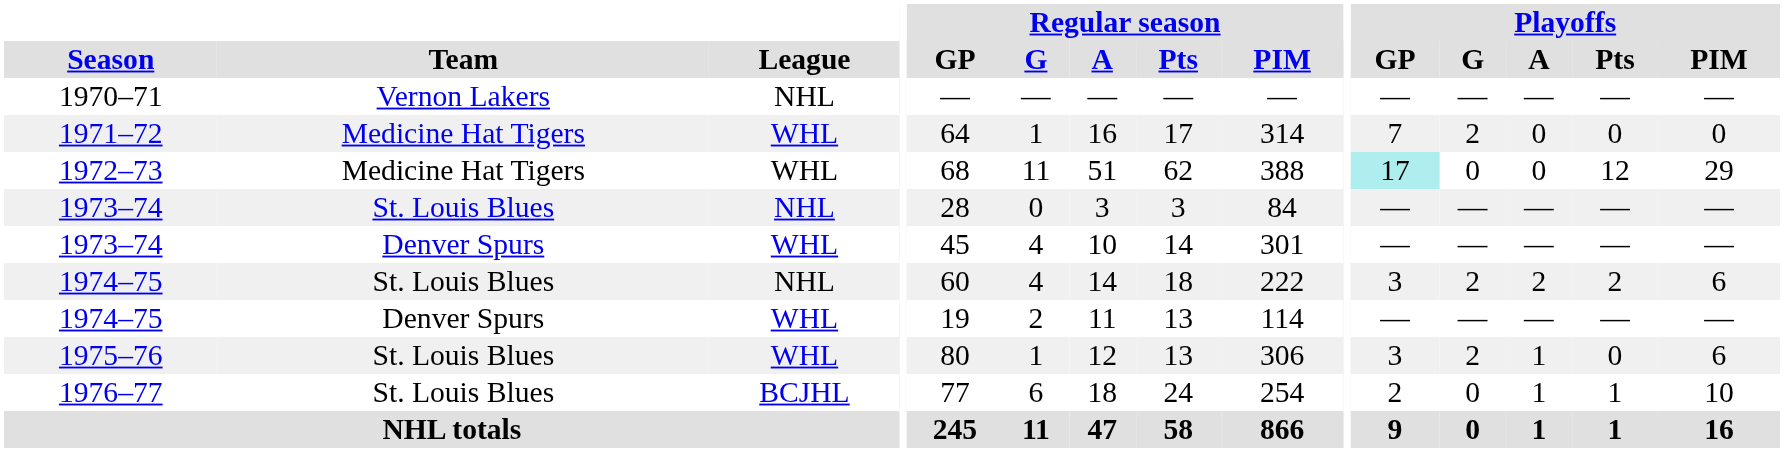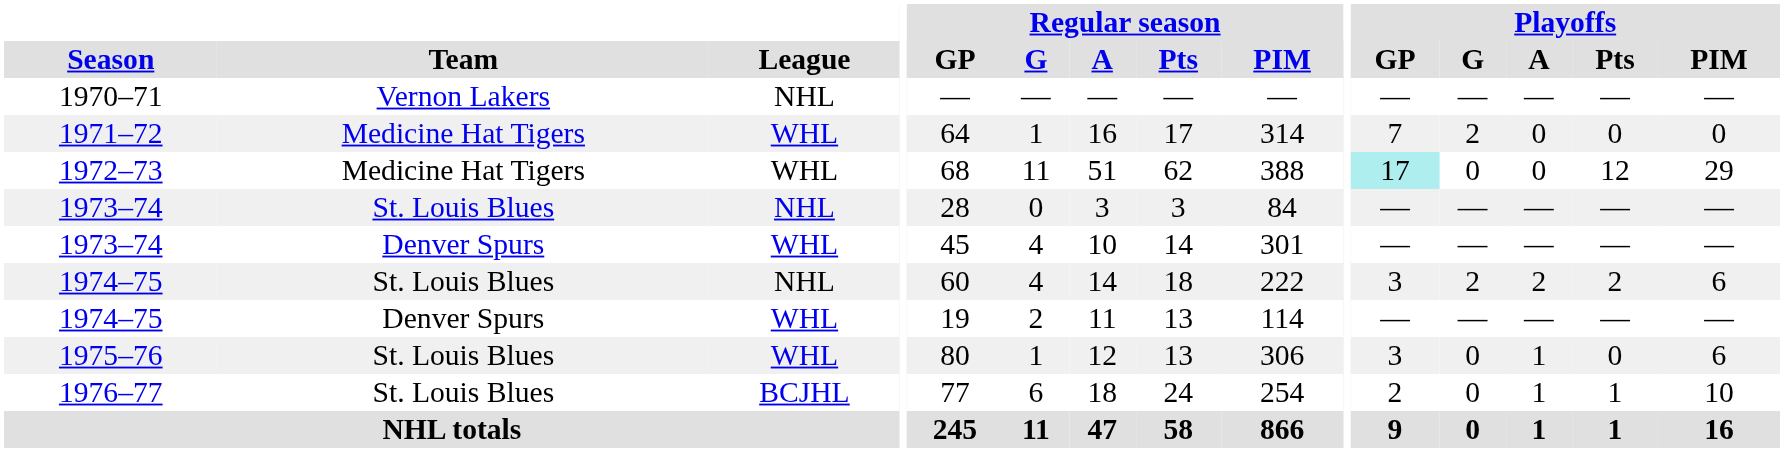(1473, 355) 2 -> (1473, 355) 0
